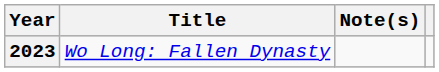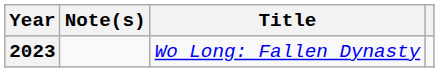columns swapped: (197, 20) <-> (380, 20)
